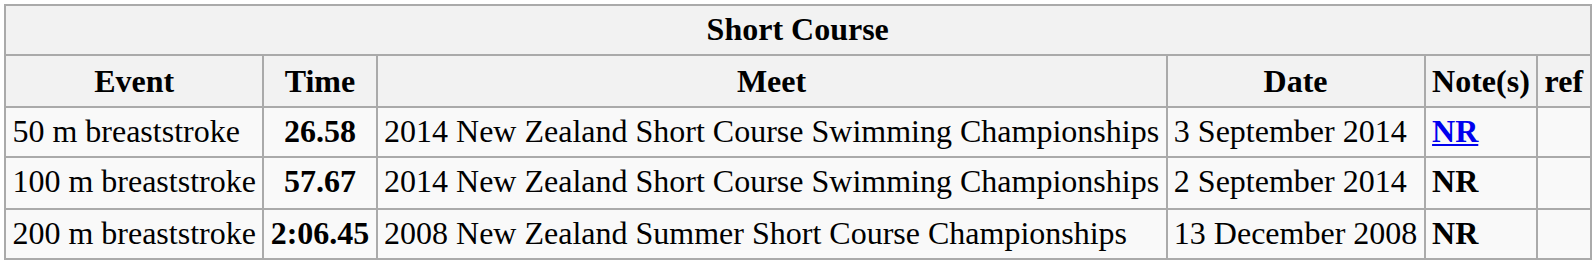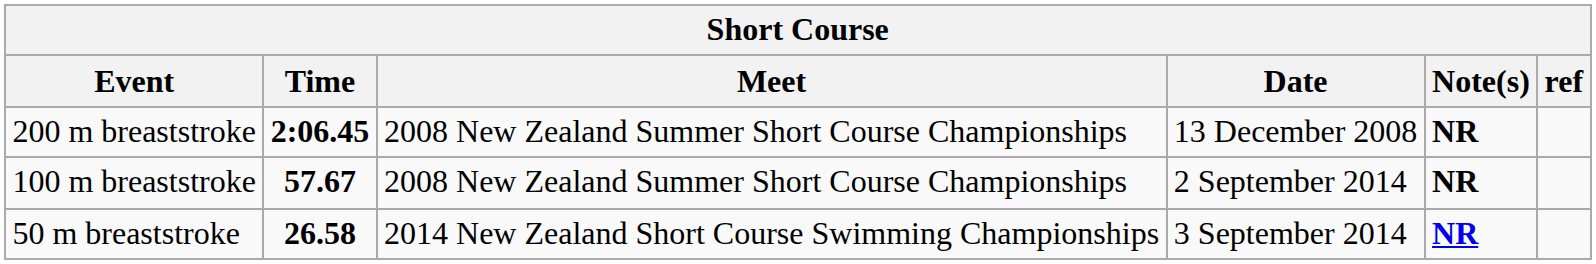rows swapped: (126, 131) <-> (134, 232)
(772, 182) 2014 New Zealand Short Course Swimming Championships -> (756, 182) 2008 New Zealand Summer Short Course Championships
